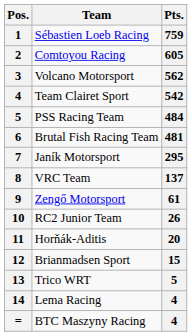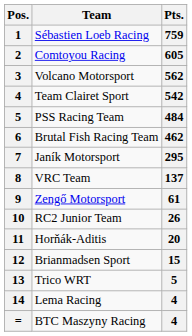(174, 137) 481 -> (174, 137) 462
